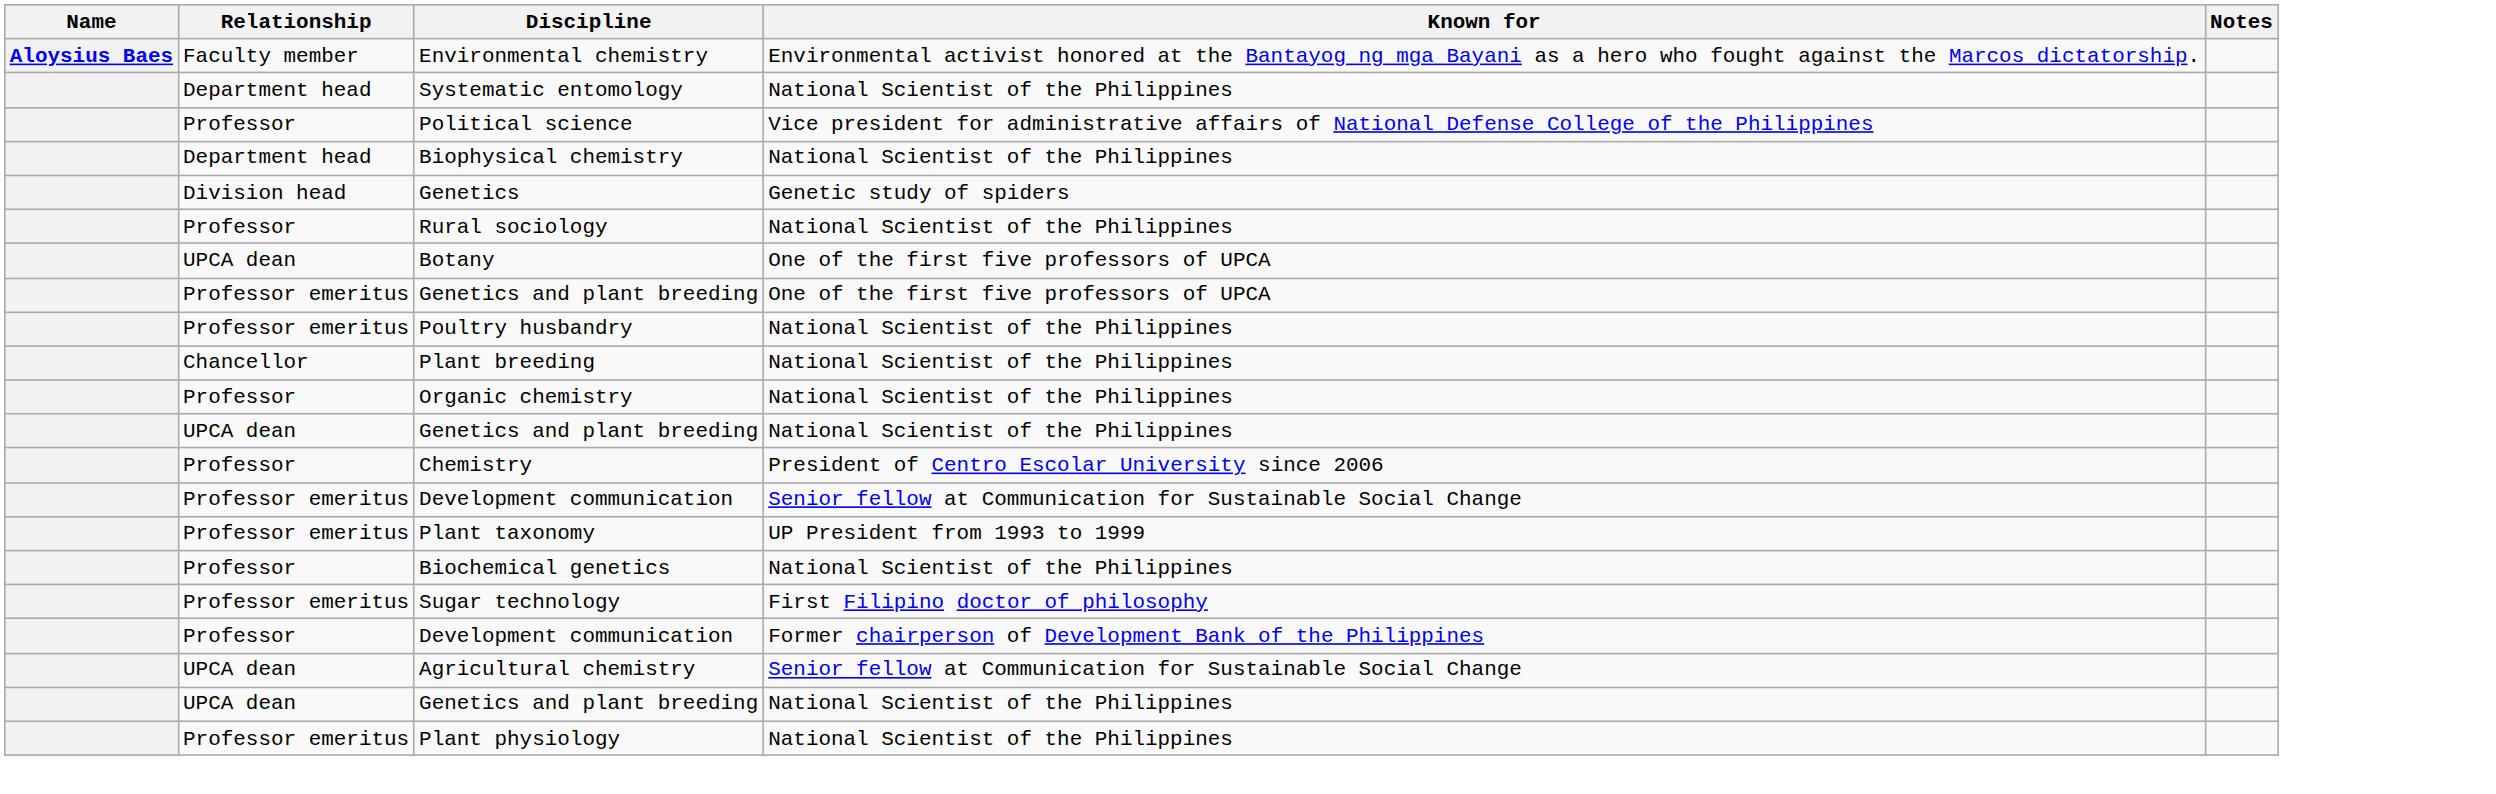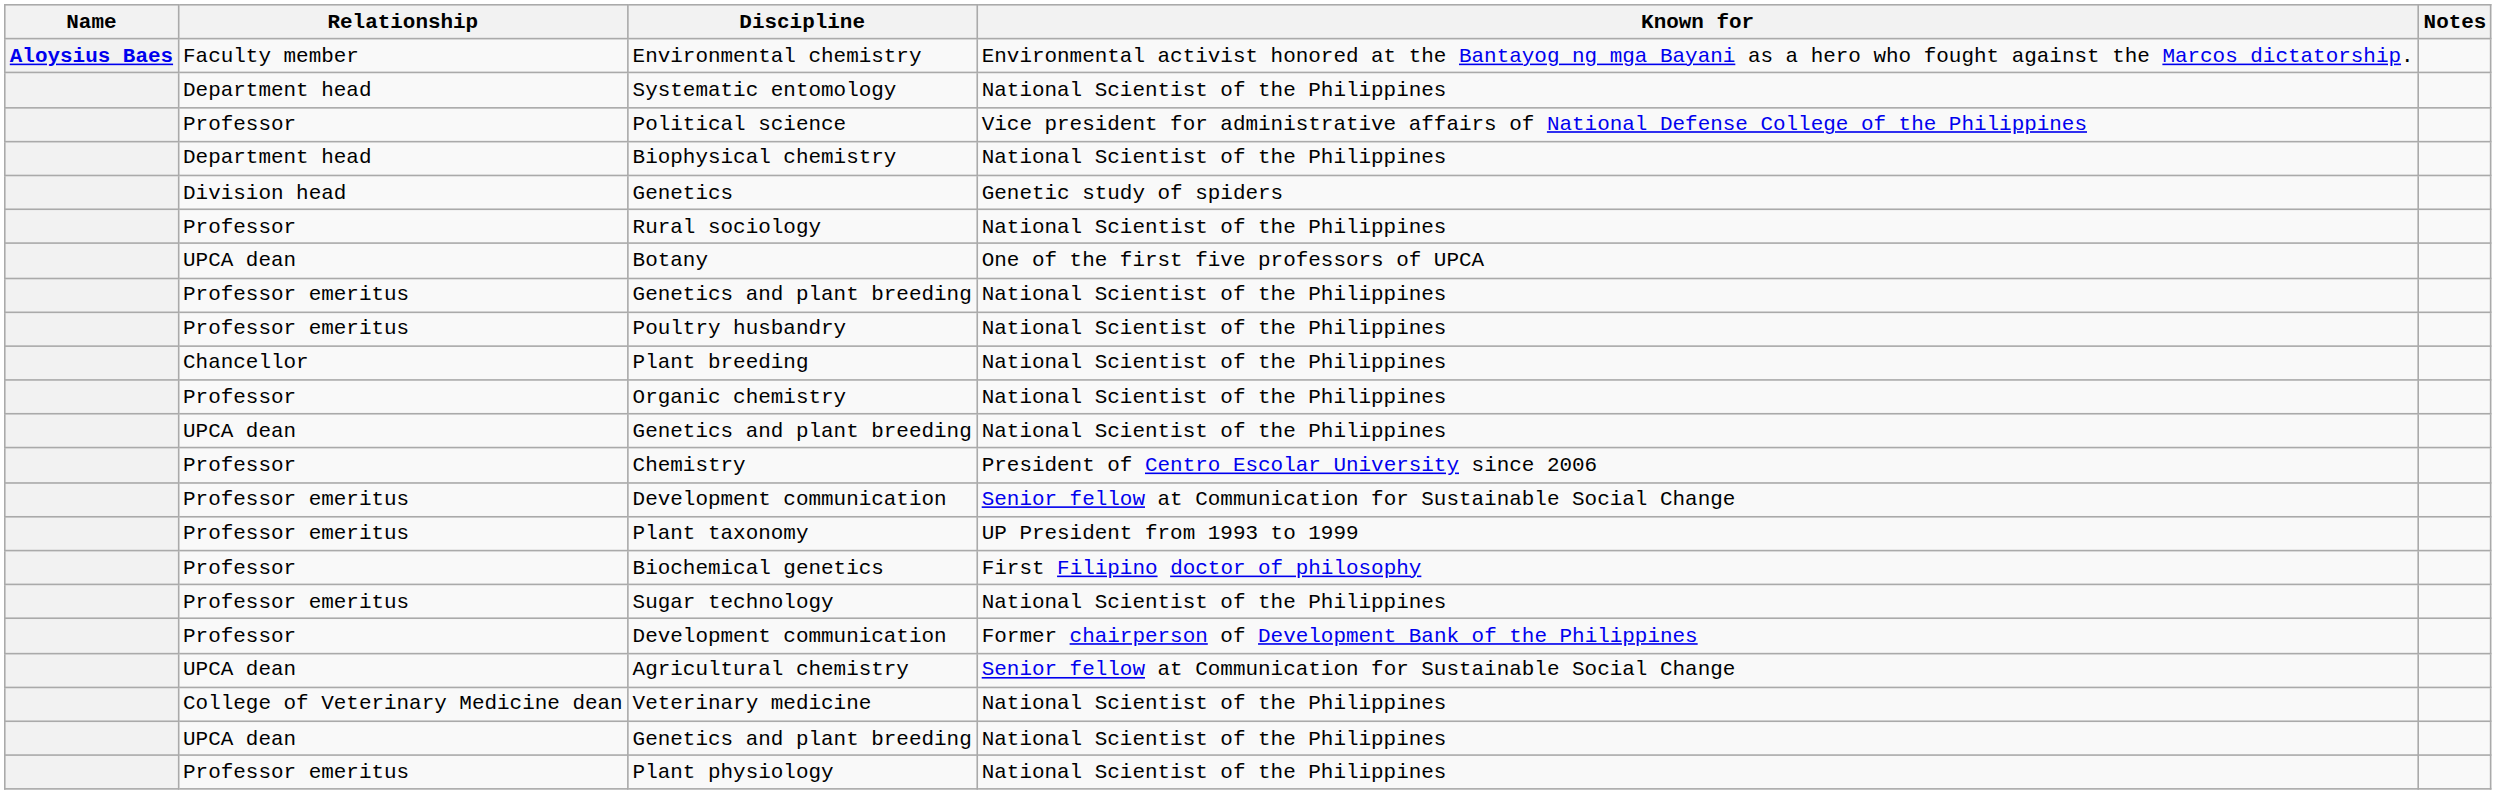(1019, 295) One of the first five professors of UPCA -> (1214, 295) National Scientist of the Philippines
(1001, 568) National Scientist of the Philippines -> (1202, 568) First Filipino doctor of philosophy
(988, 602) First Filipino doctor of philosophy -> (1214, 602) National Scientist of the Philippines
+ row: (403, 704)
